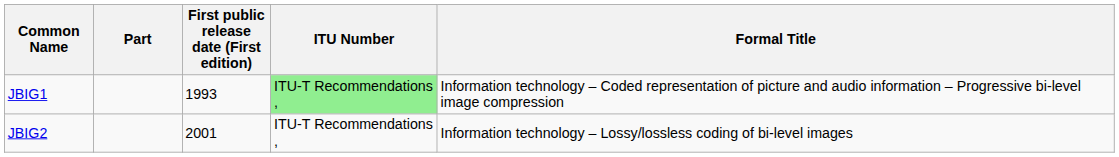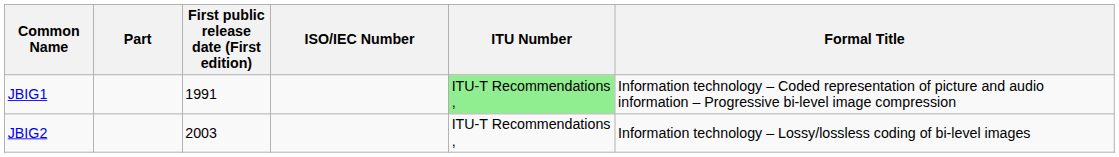+ column: (360, 39)
(201, 94) 1993 -> (201, 94) 1991
(201, 133) 2001 -> (201, 133) 2003
